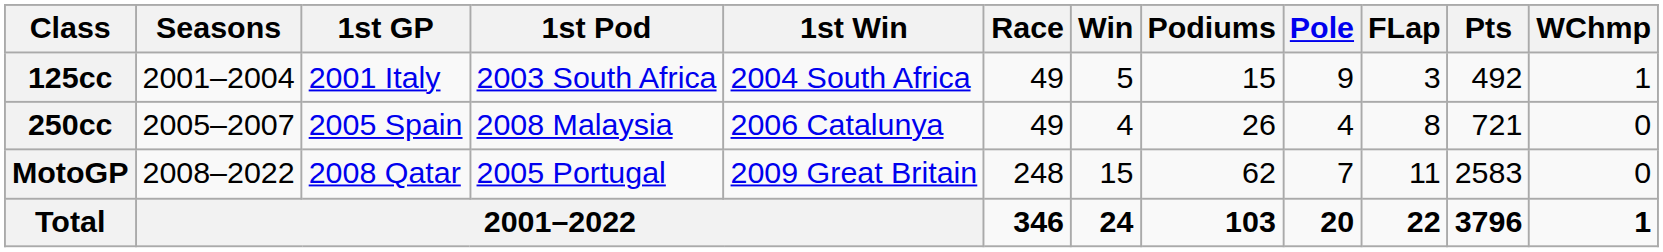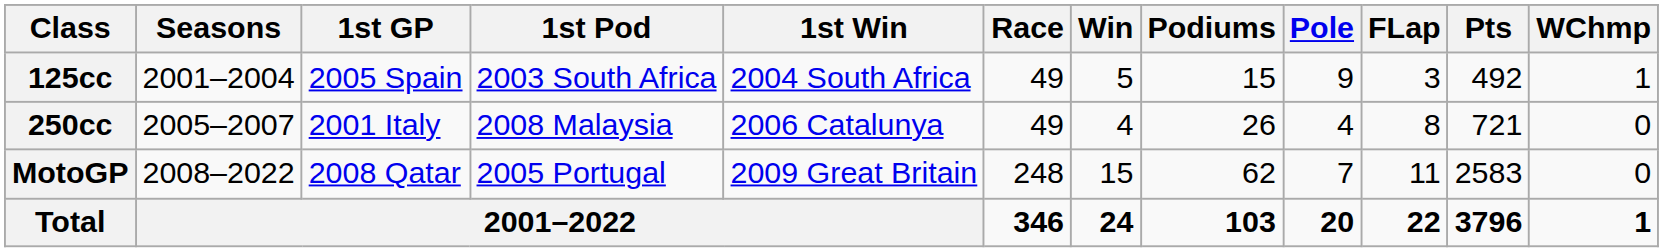(375, 76) 2001 Italy -> (386, 76) 2005 Spain
(386, 125) 2005 Spain -> (375, 125) 2001 Italy
